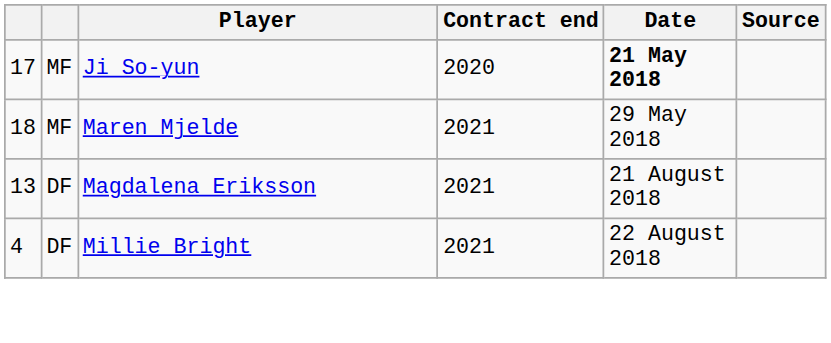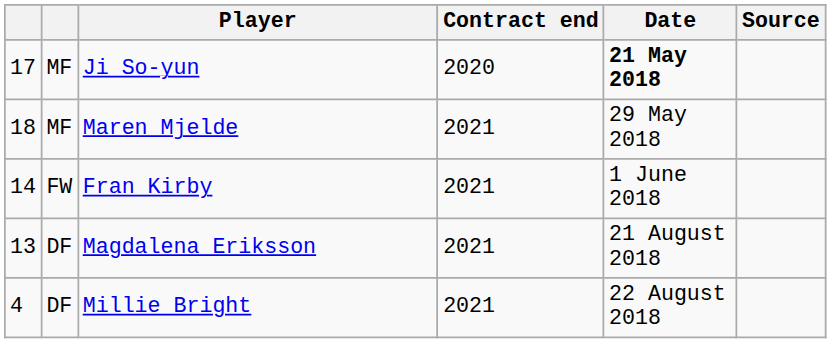+ row: (148, 189)
